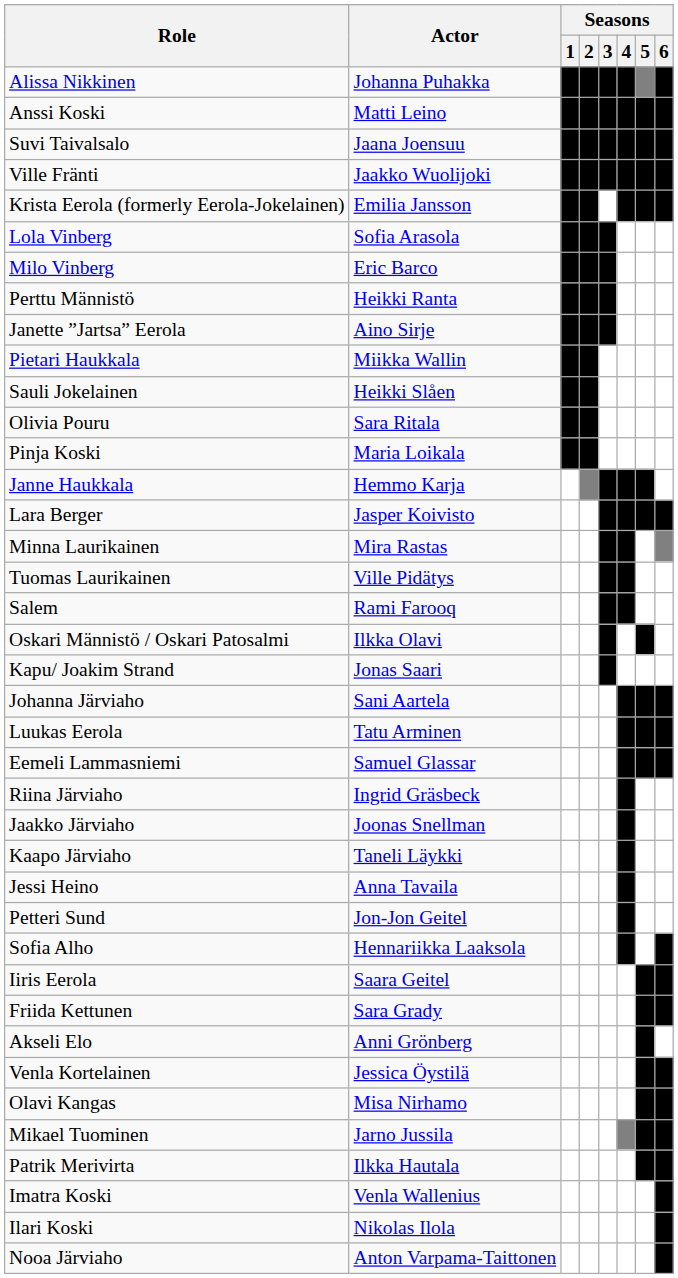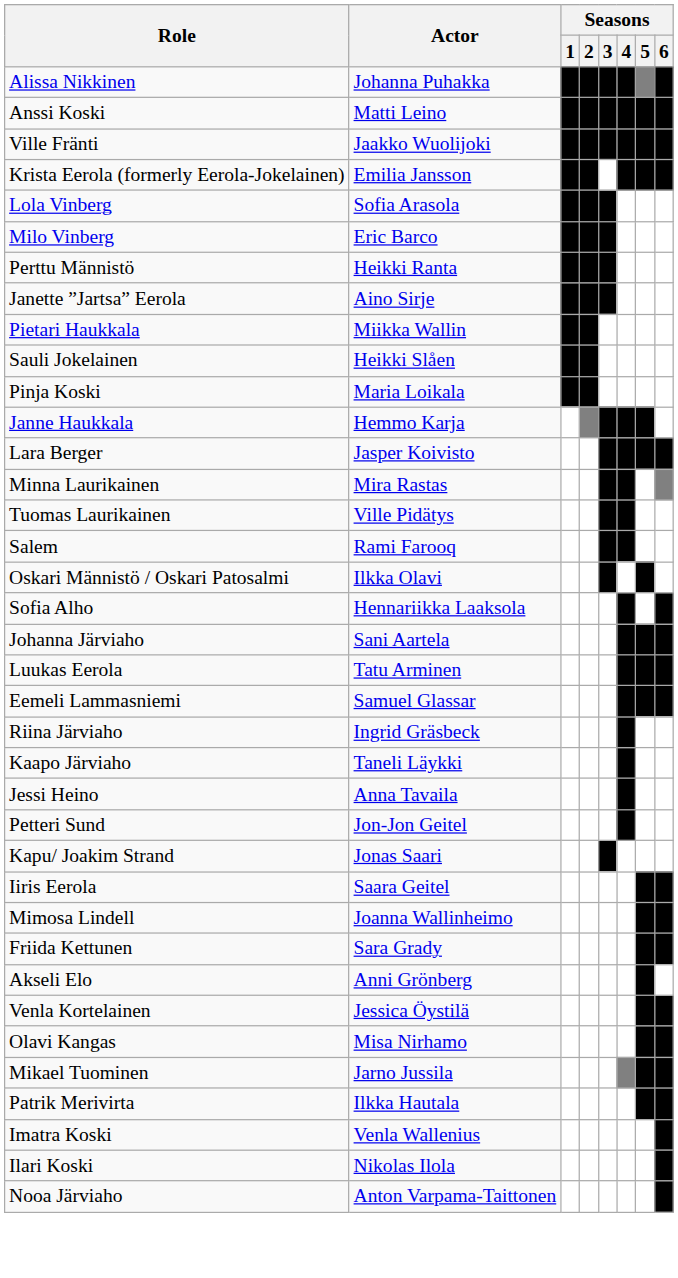- row: (69, 143)
- row: (59, 422)
rows swapped: (92, 670) <-> (51, 948)
- row: (72, 824)
+ row: (72, 917)
